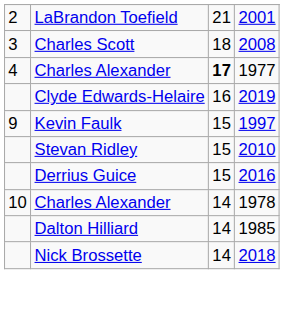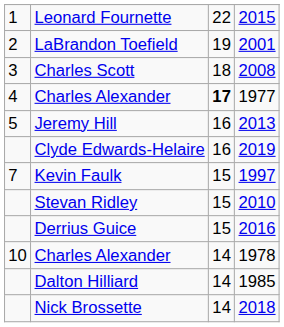+ row: (103, 17)
(222, 17) 21 -> (222, 44) 19
+ row: (76, 123)
(13, 123) 9 -> (13, 176) 7
